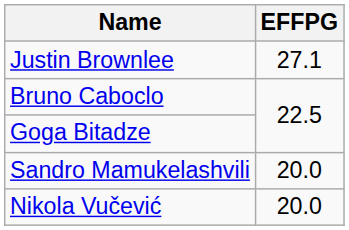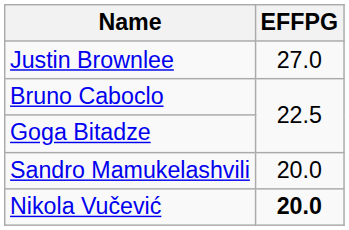(299, 59) 27.1 -> (299, 59) 27.0
(299, 206) normal -> (299, 206) bold
